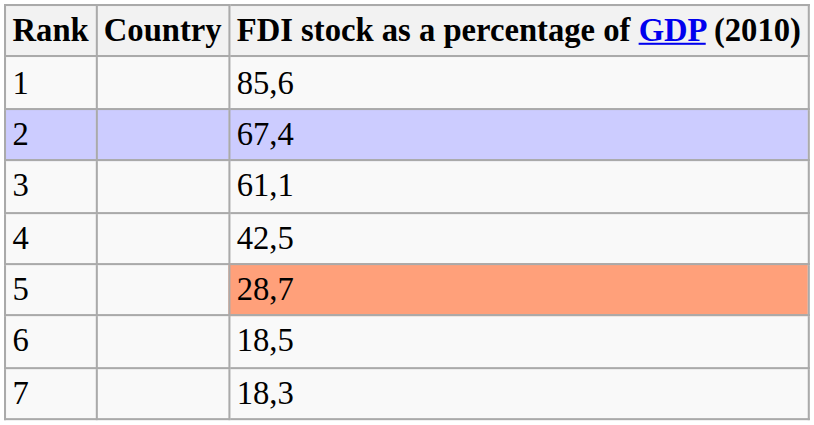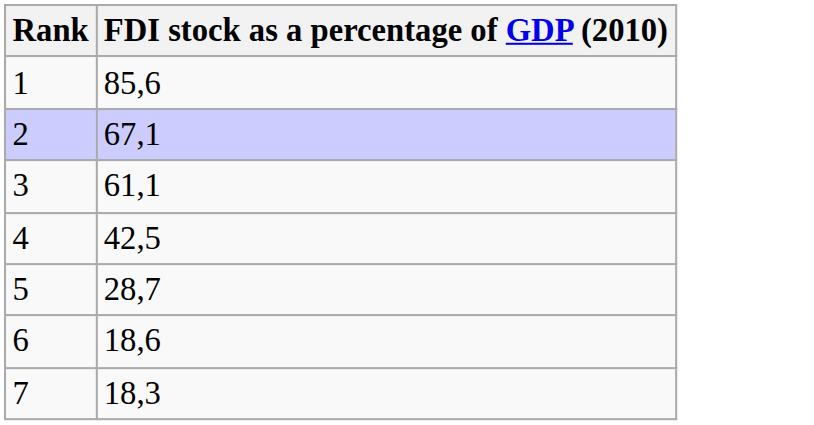- column: (163, 30)
(265, 133) 67,4 -> (132, 133) 67,1
(265, 289) lightsalmon background -> (132, 289) no background
(265, 340) 18,5 -> (132, 340) 18,6
